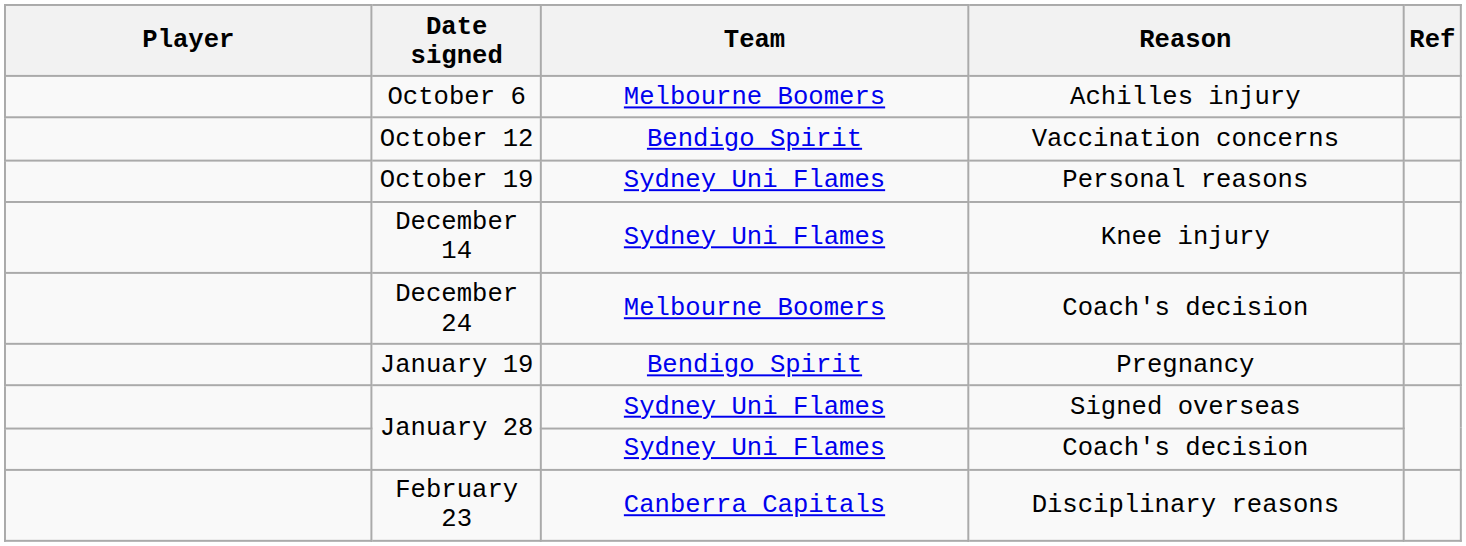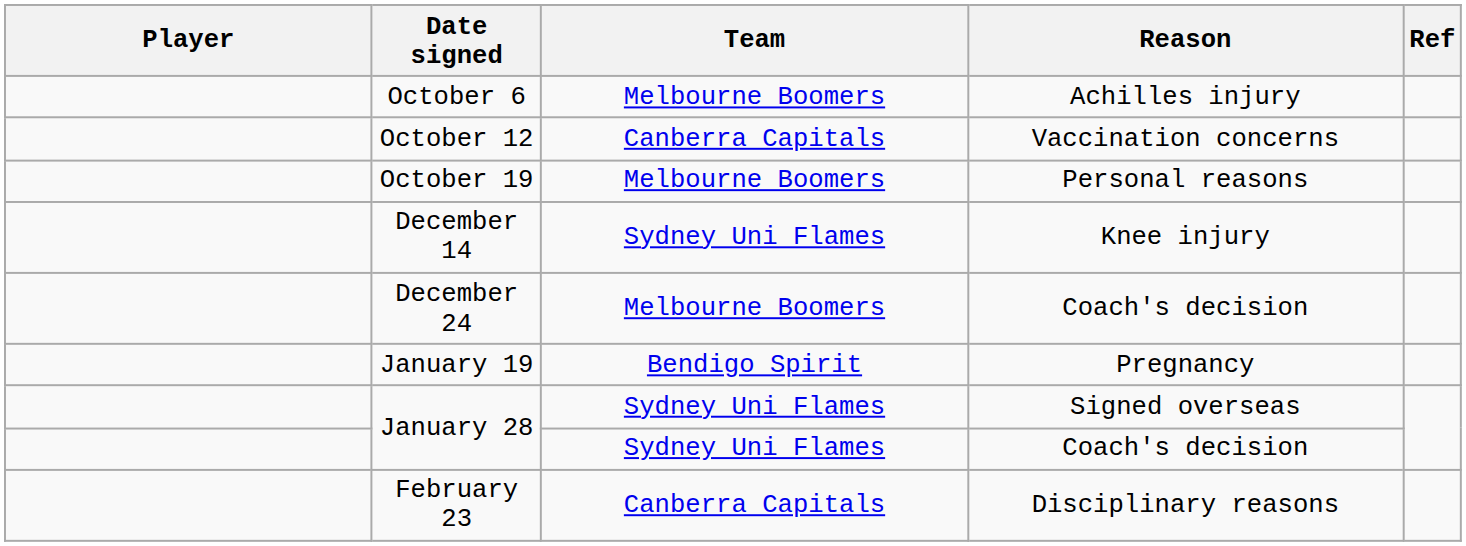(755, 139) Bendigo Spirit -> (755, 139) Canberra Capitals
(755, 181) Sydney Uni Flames -> (755, 181) Melbourne Boomers
